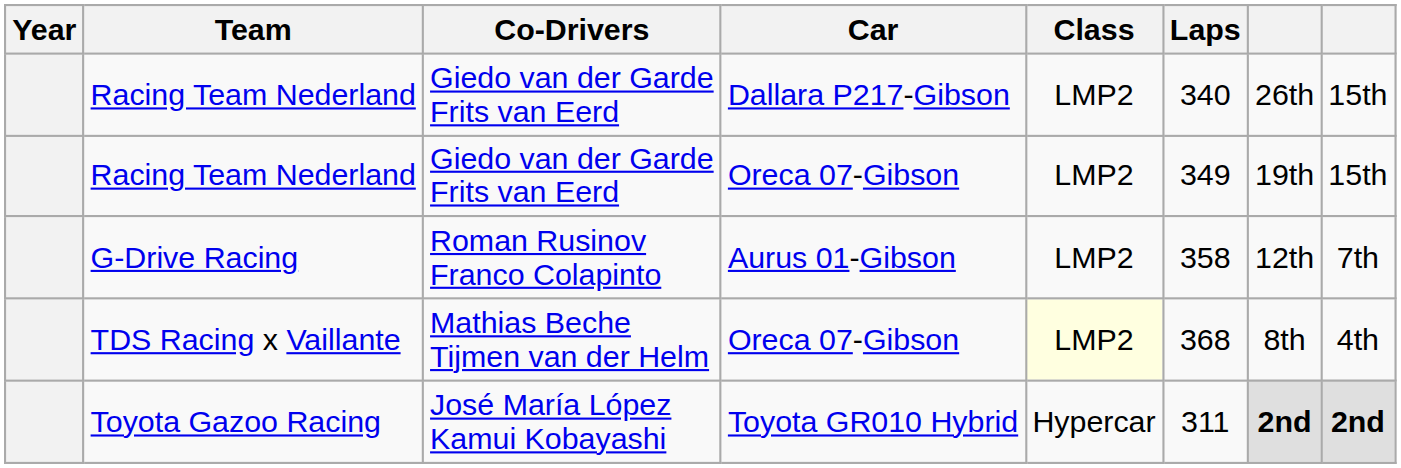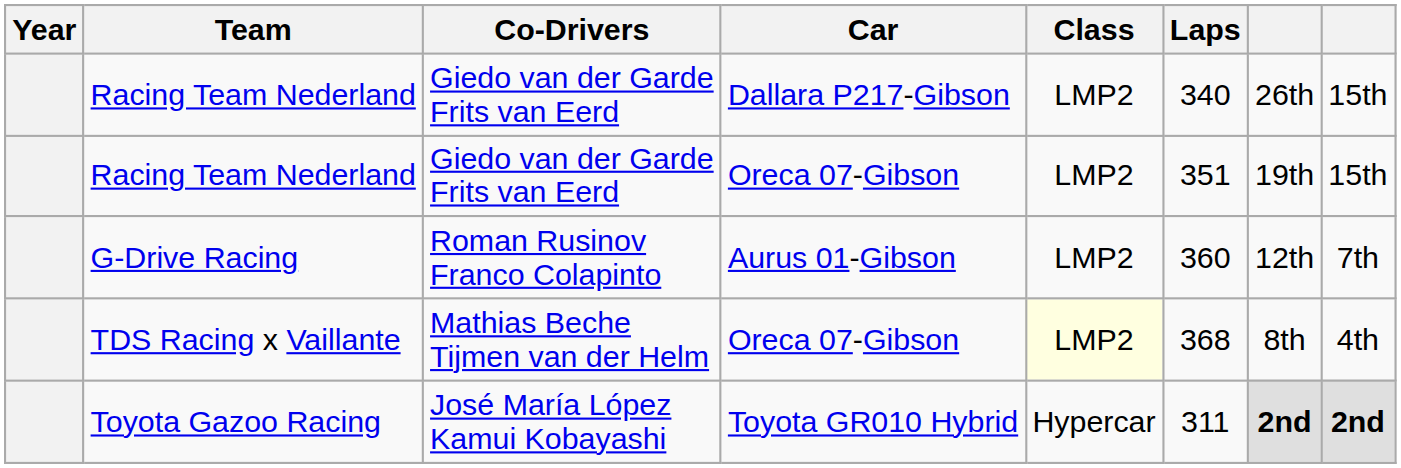(1205, 176) 349 -> (1205, 176) 351
(1205, 258) 358 -> (1205, 258) 360
